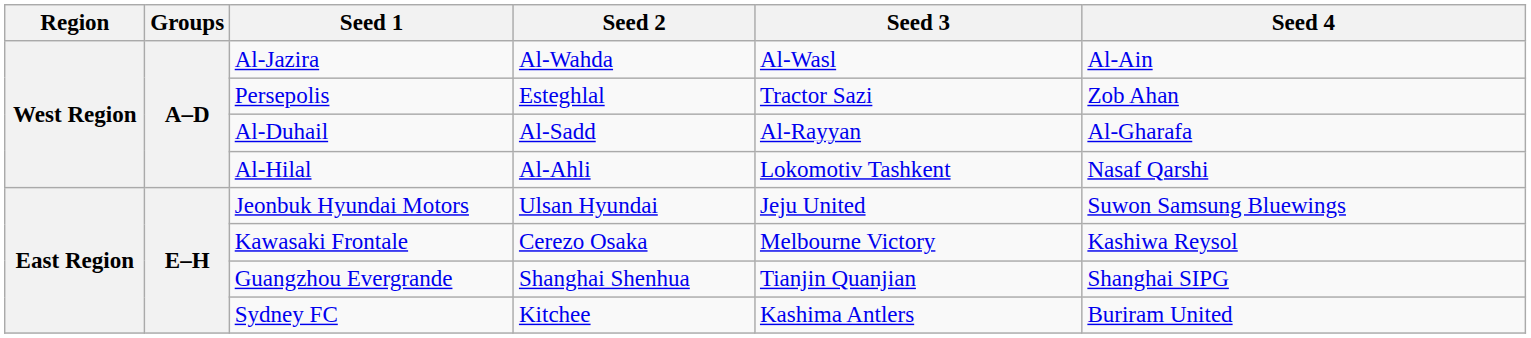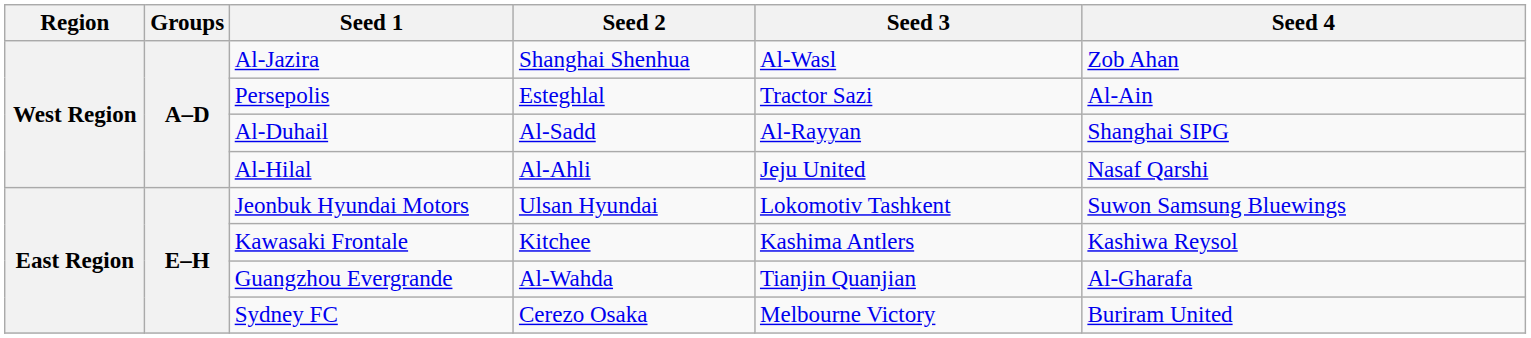(566, 59) Al-Wahda -> (604, 59) Shanghai Shenhua
(1120, 59) Al-Ain -> (1133, 59) Zob Ahan
(1133, 95) Zob Ahan -> (1120, 95) Al-Ain
(1140, 132) Al-Gharafa -> (1158, 132) Shanghai SIPG
(855, 168) Lokomotiv Tashkent -> (813, 168) Jeju United
(813, 205) Jeju United -> (855, 205) Lokomotiv Tashkent
(583, 242) Cerezo Osaka -> (555, 242) Kitchee
(848, 242) Melbourne Victory -> (837, 242) Kashima Antlers
(604, 278) Shanghai Shenhua -> (566, 278) Al-Wahda
(1158, 278) Shanghai SIPG -> (1140, 278) Al-Gharafa
(555, 315) Kitchee -> (583, 315) Cerezo Osaka
(837, 315) Kashima Antlers -> (848, 315) Melbourne Victory
